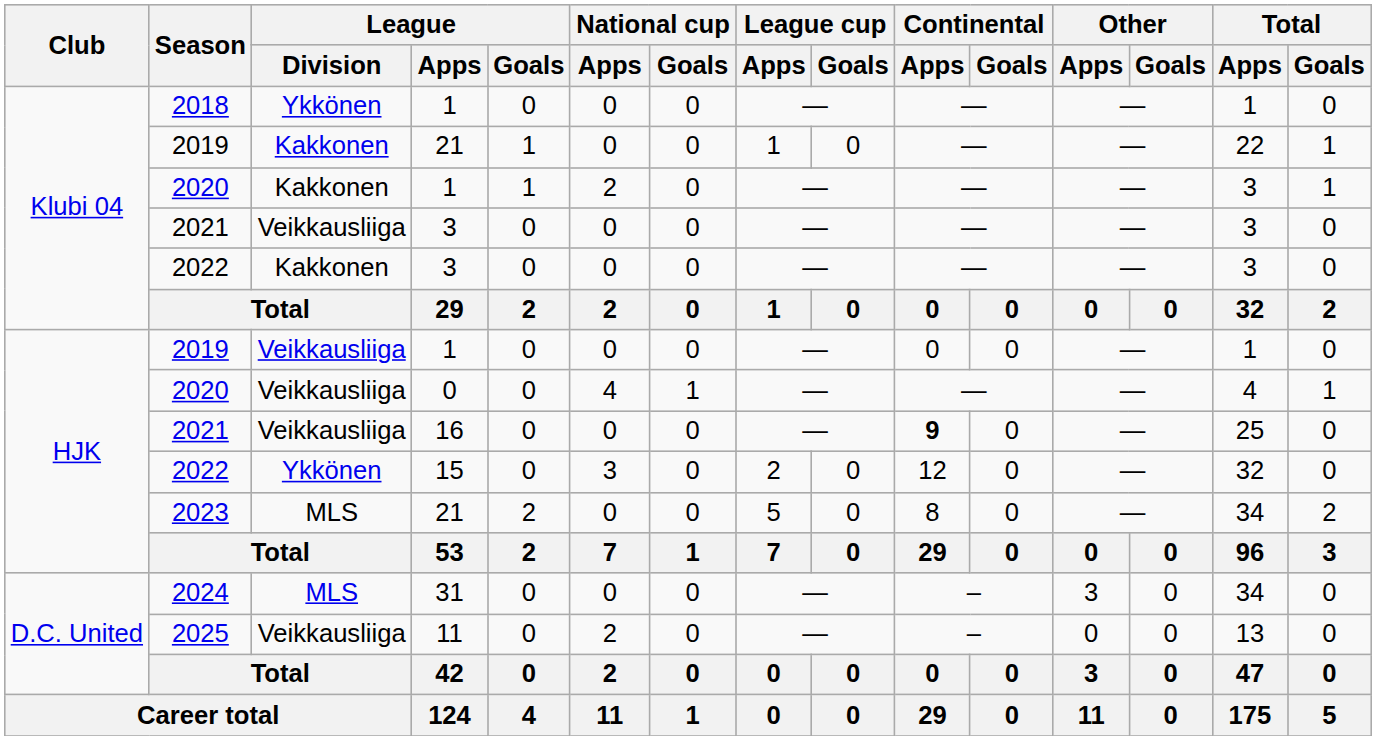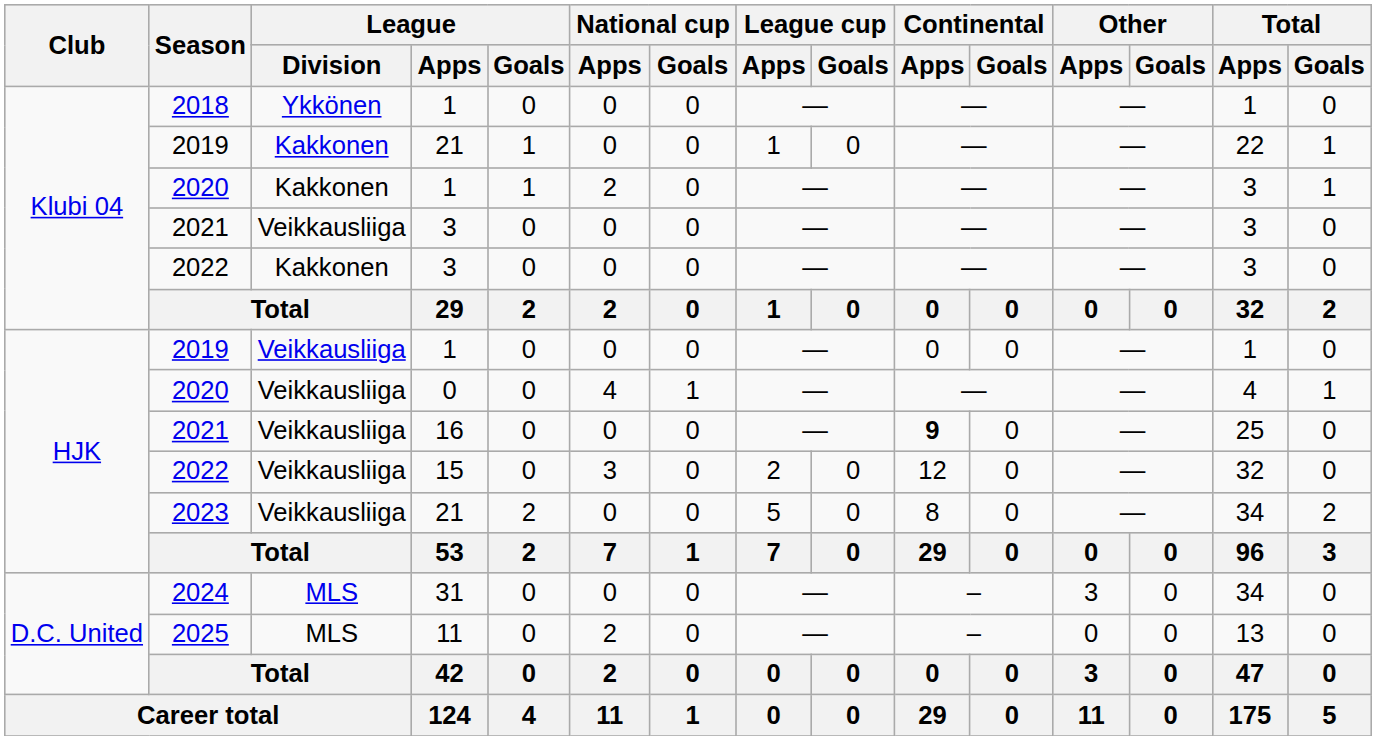(332, 471) Ykkönen -> (332, 471) Veikkausliiga
(332, 512) MLS -> (332, 512) Veikkausliiga
(332, 633) Veikkausliiga -> (332, 633) MLS
